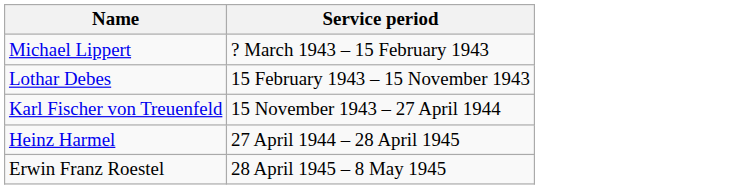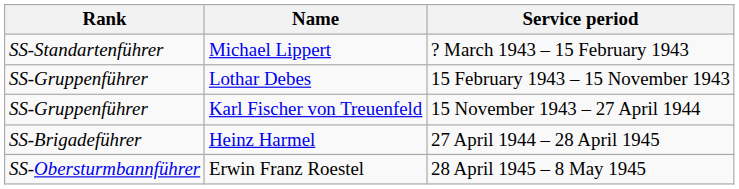+ column: (105, 19)
